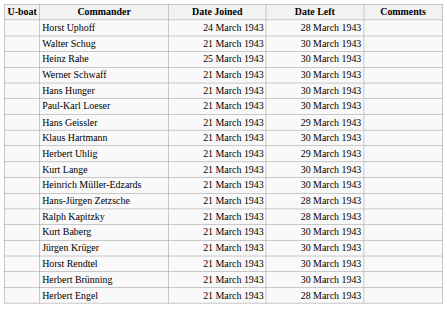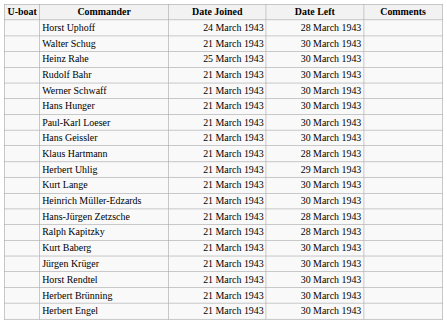+ row: (67, 75)
(331, 122) 29 March 1943 -> (331, 138) 30 March 1943
(331, 138) 30 March 1943 -> (331, 153) 28 March 1943
(331, 295) 28 March 1943 -> (331, 311) 30 March 1943
